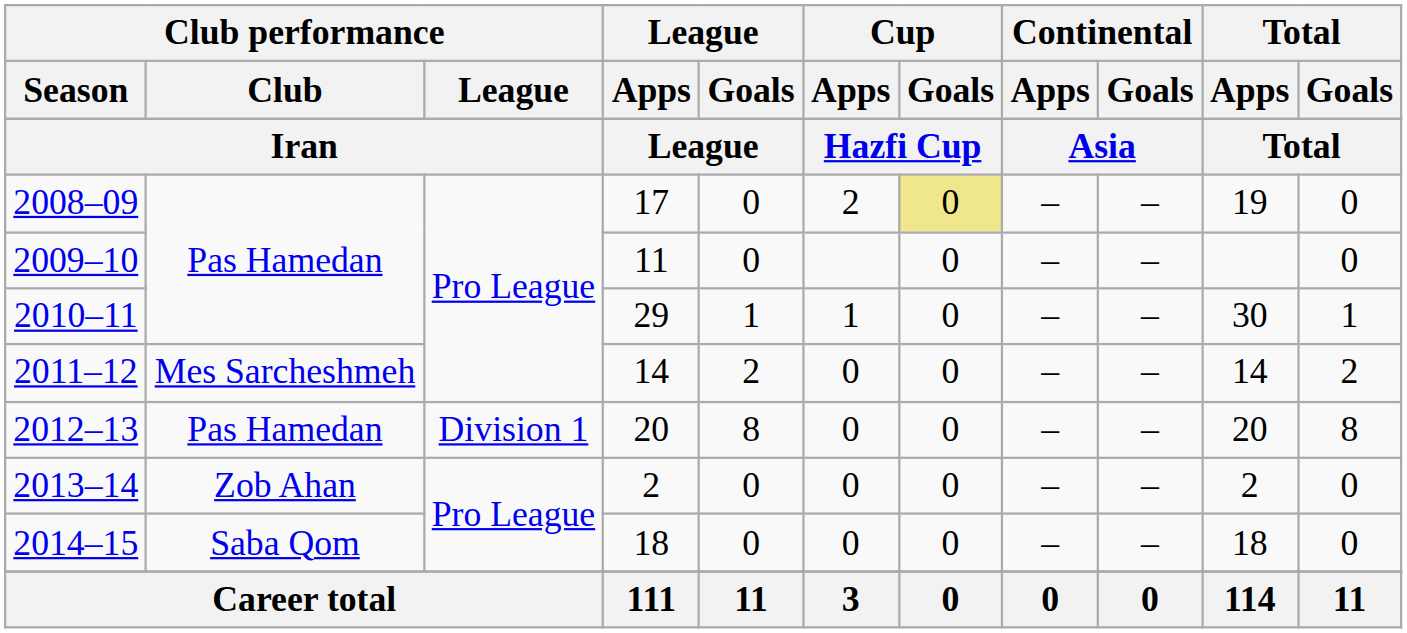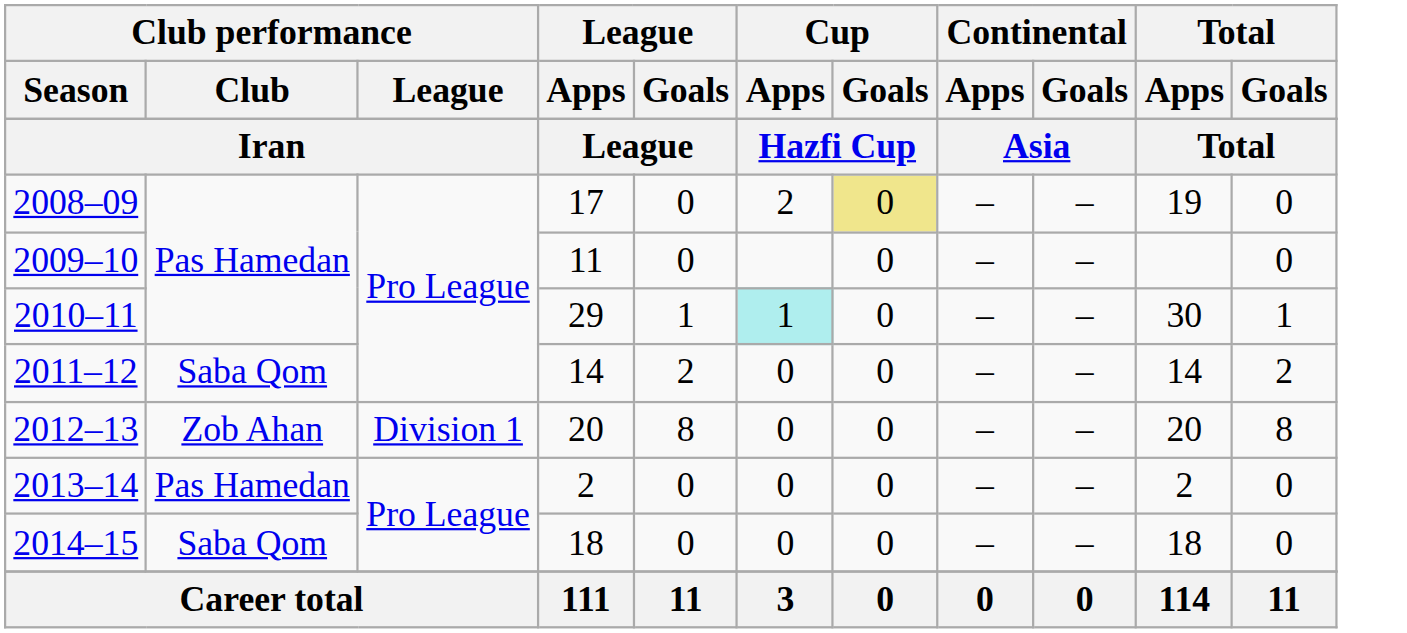(851, 315) no background -> (785, 315) paleturquoise background
(285, 372) Mes Sarcheshmeh -> (252, 372) Saba Qom
(285, 428) Pas Hamedan -> (252, 428) Zob Ahan
(285, 485) Zob Ahan -> (252, 485) Pas Hamedan
